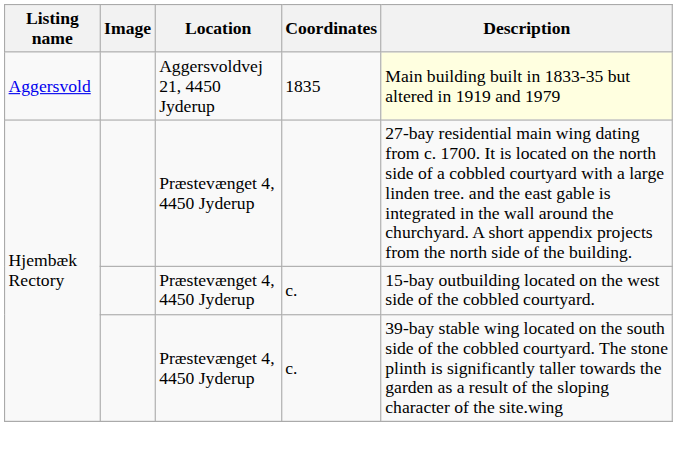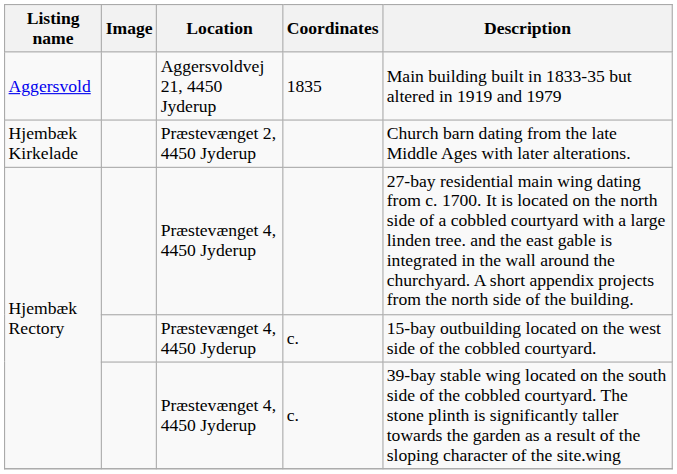(508, 85) lightyellow background -> (509, 85) no background
+ row: (43, 143)
